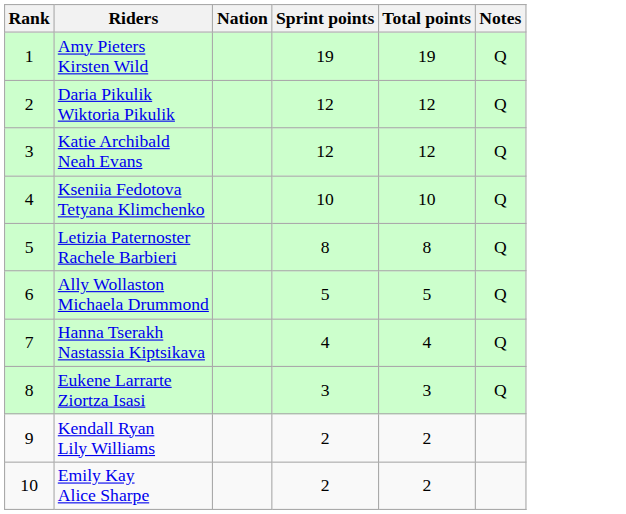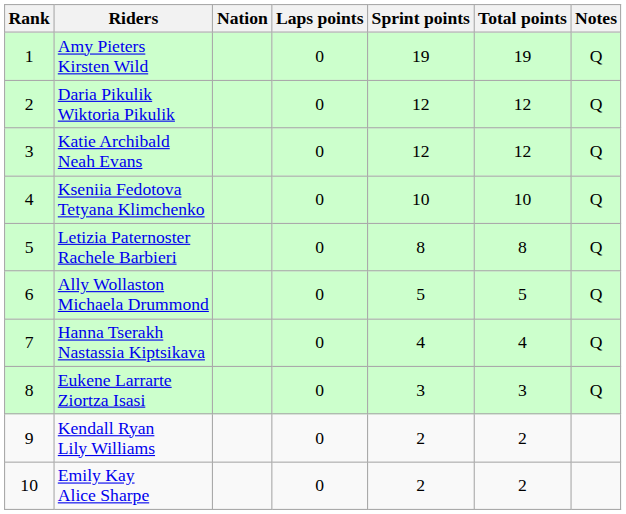+ column: (320, 18)
